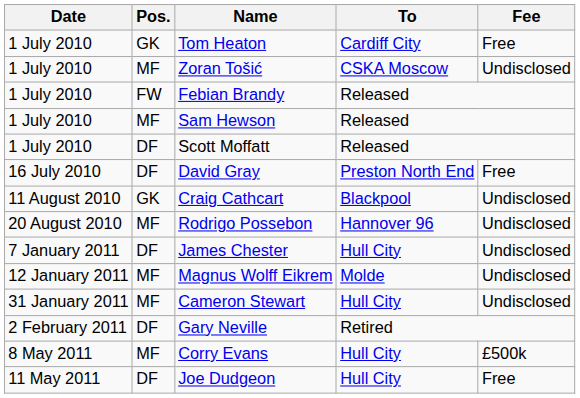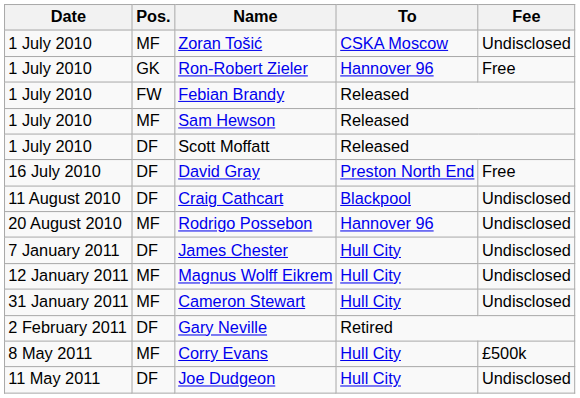- row: (222, 43)
+ row: (243, 69)
(148, 198) GK -> (147, 198) DF
(362, 276) Molde -> (371, 276) Hull City
(499, 379) Free -> (526, 379) Undisclosed
